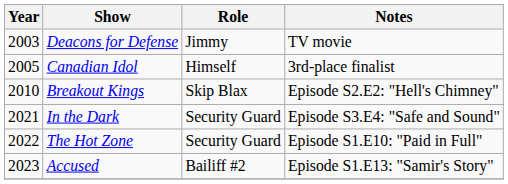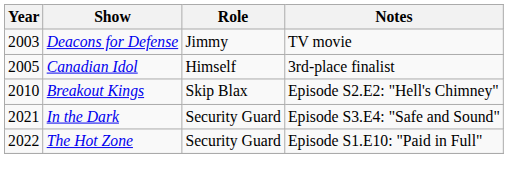- row: (73, 166)
